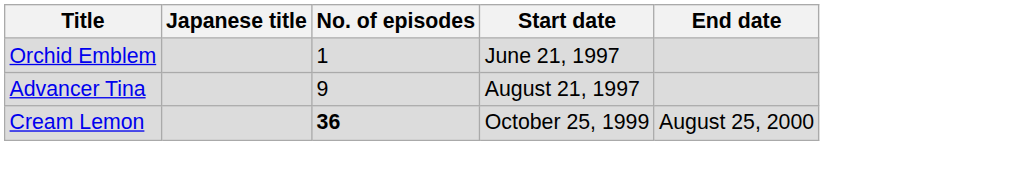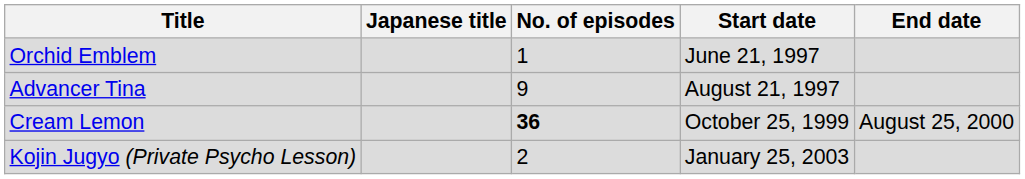+ row: (183, 156)
